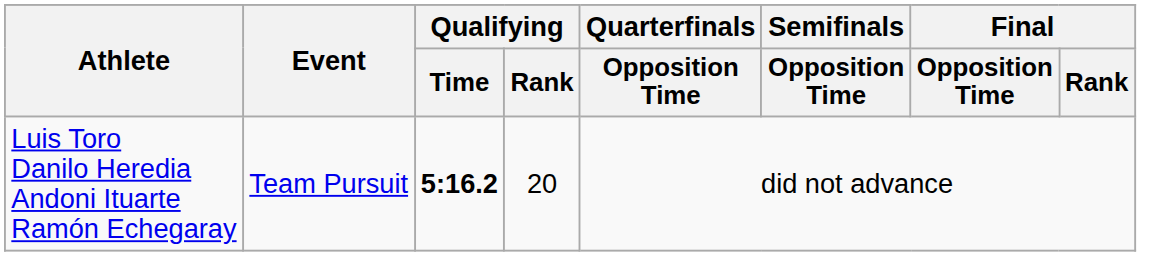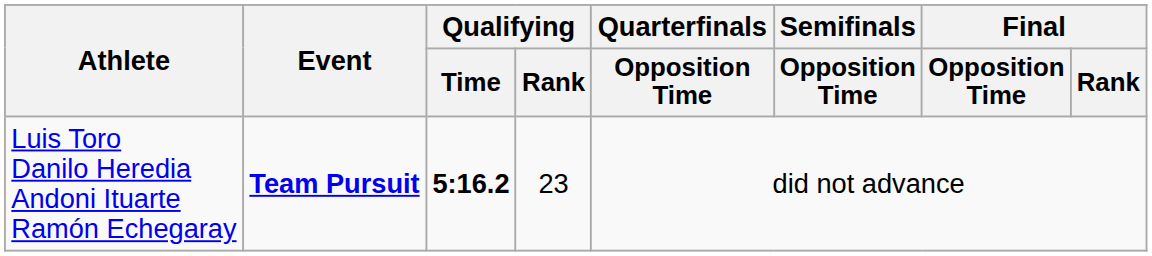(329, 184) normal -> (334, 184) bold
(542, 184) 20 -> (554, 184) 23
